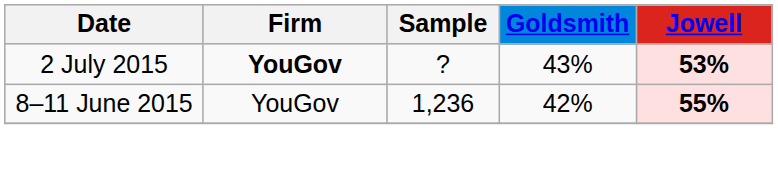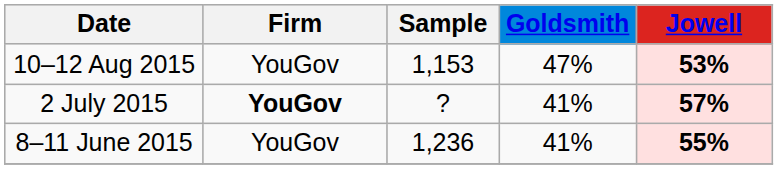+ row: (104, 63)
(568, 63) 43% -> (568, 103) 41%
(704, 63) 53% -> (704, 103) 57%
(568, 103) 42% -> (568, 143) 41%
